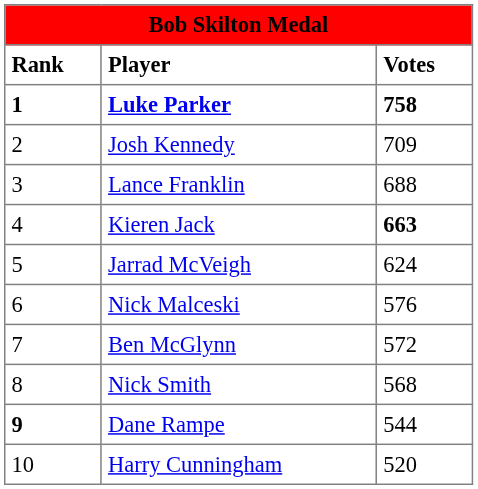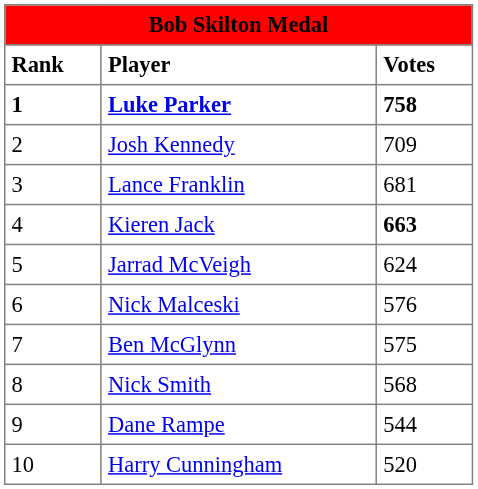(400, 184) 688 -> (400, 184) 681
(400, 344) 572 -> (400, 344) 575
(17, 424) bold -> (17, 424) normal
